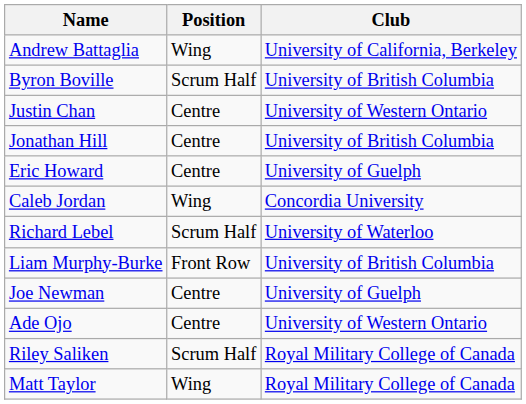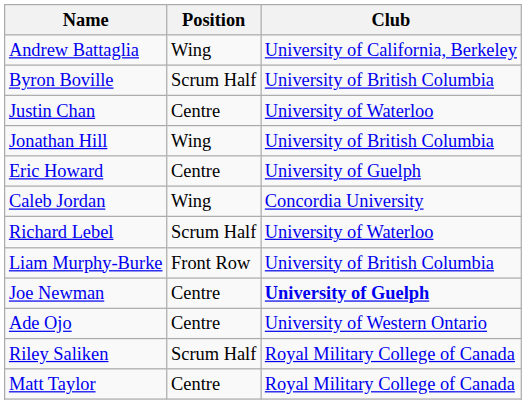(376, 110) University of Western Ontario -> (349, 110) University of Waterloo
(196, 141) Centre -> (191, 141) Wing
(343, 292) normal -> (347, 292) bold
(191, 383) Wing -> (196, 383) Centre
